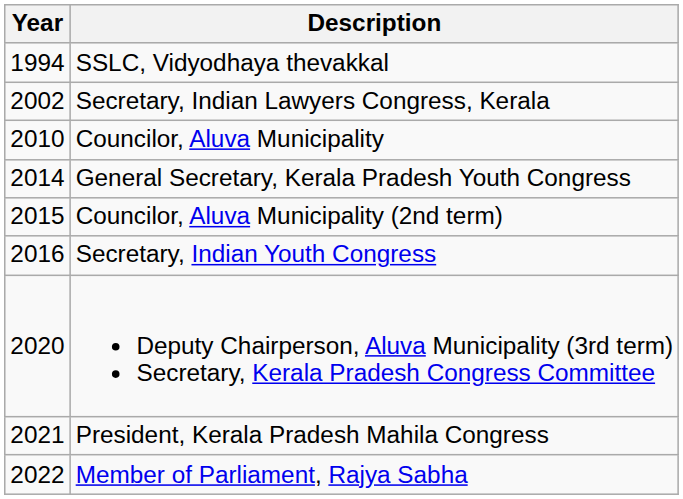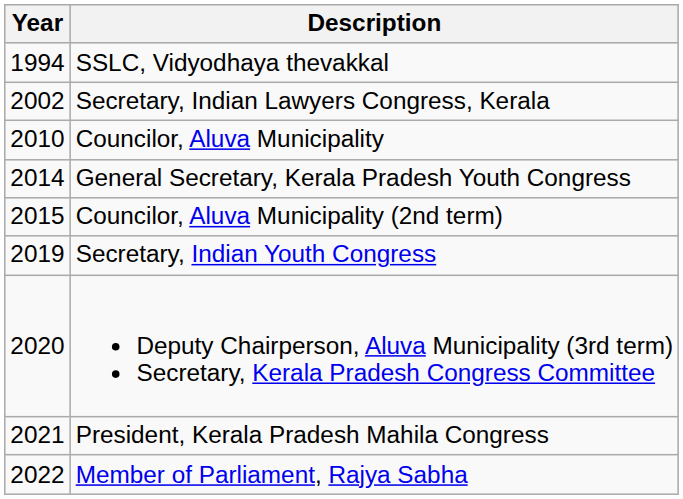(37, 255) 2016 -> (37, 255) 2019
